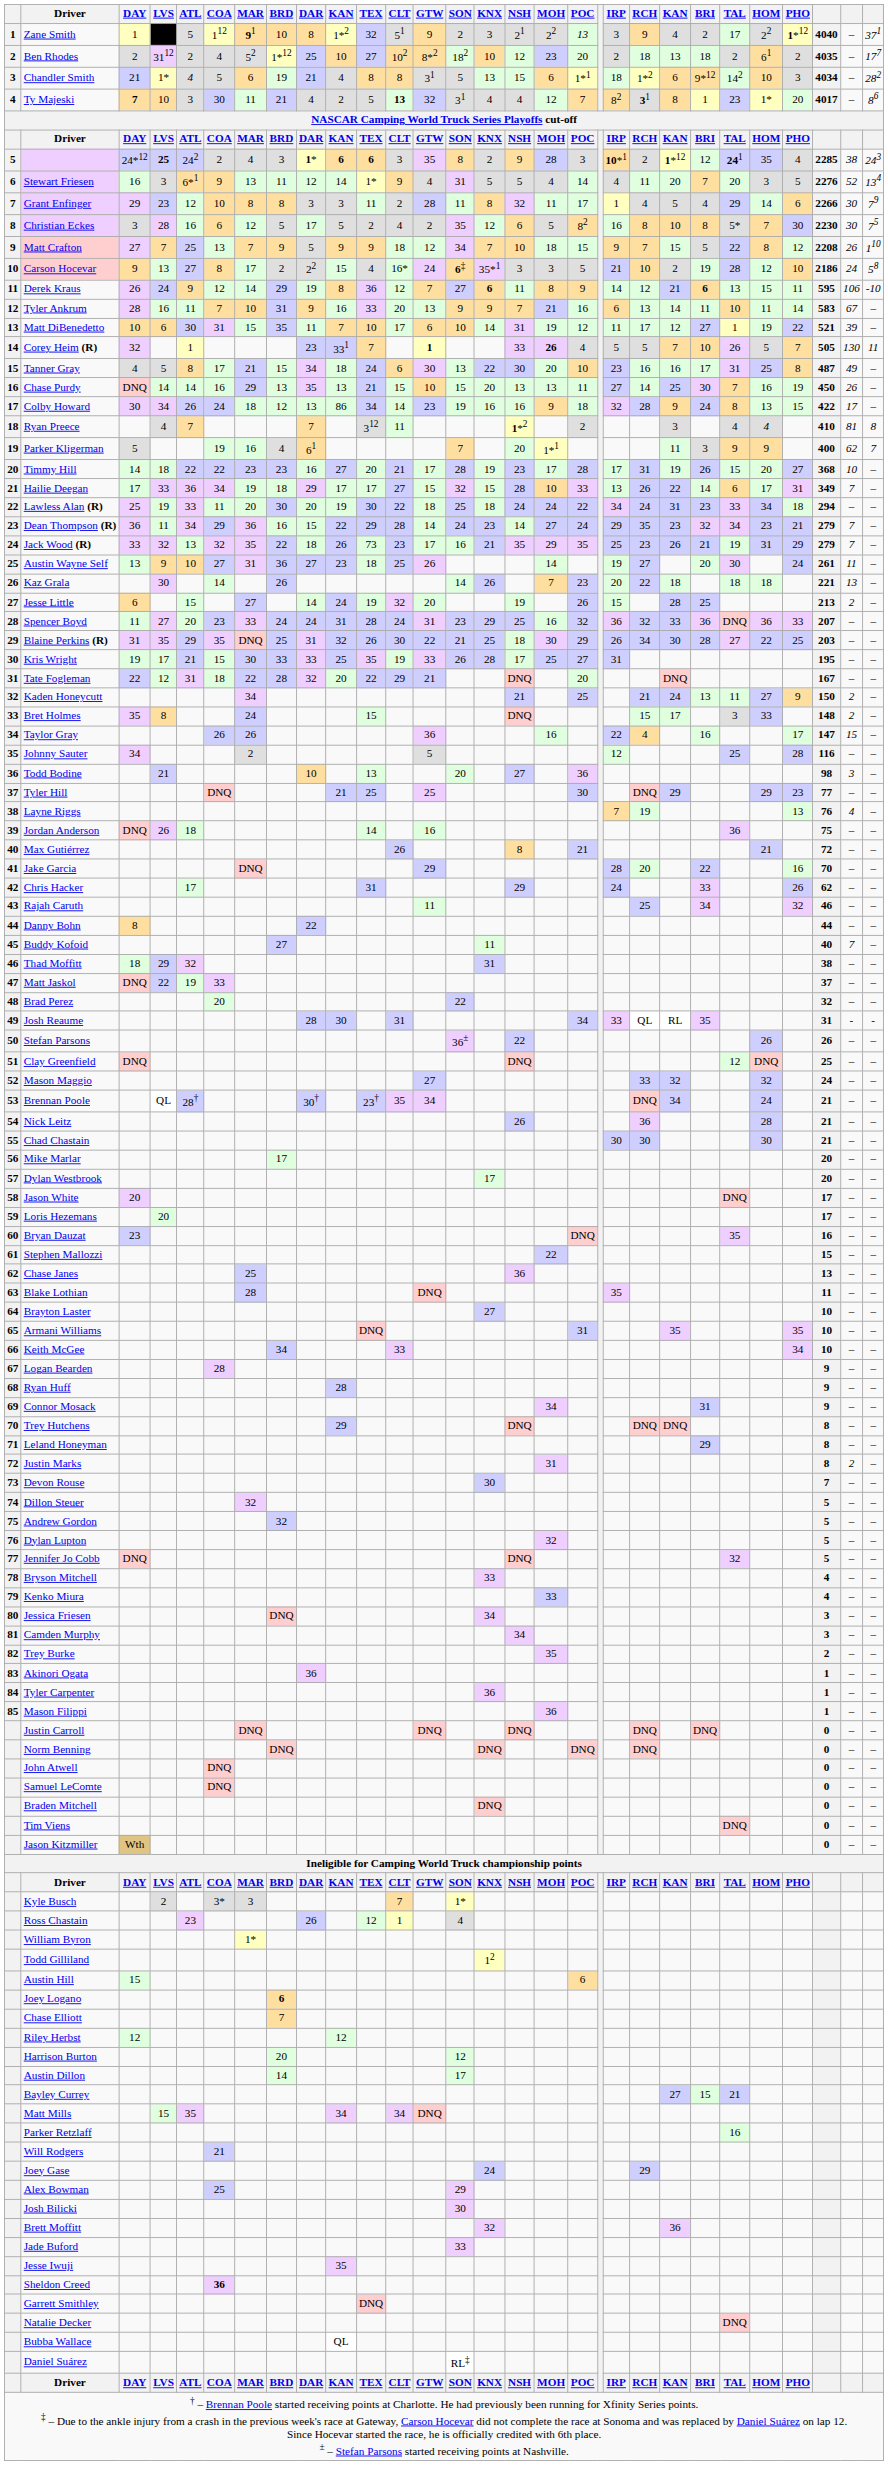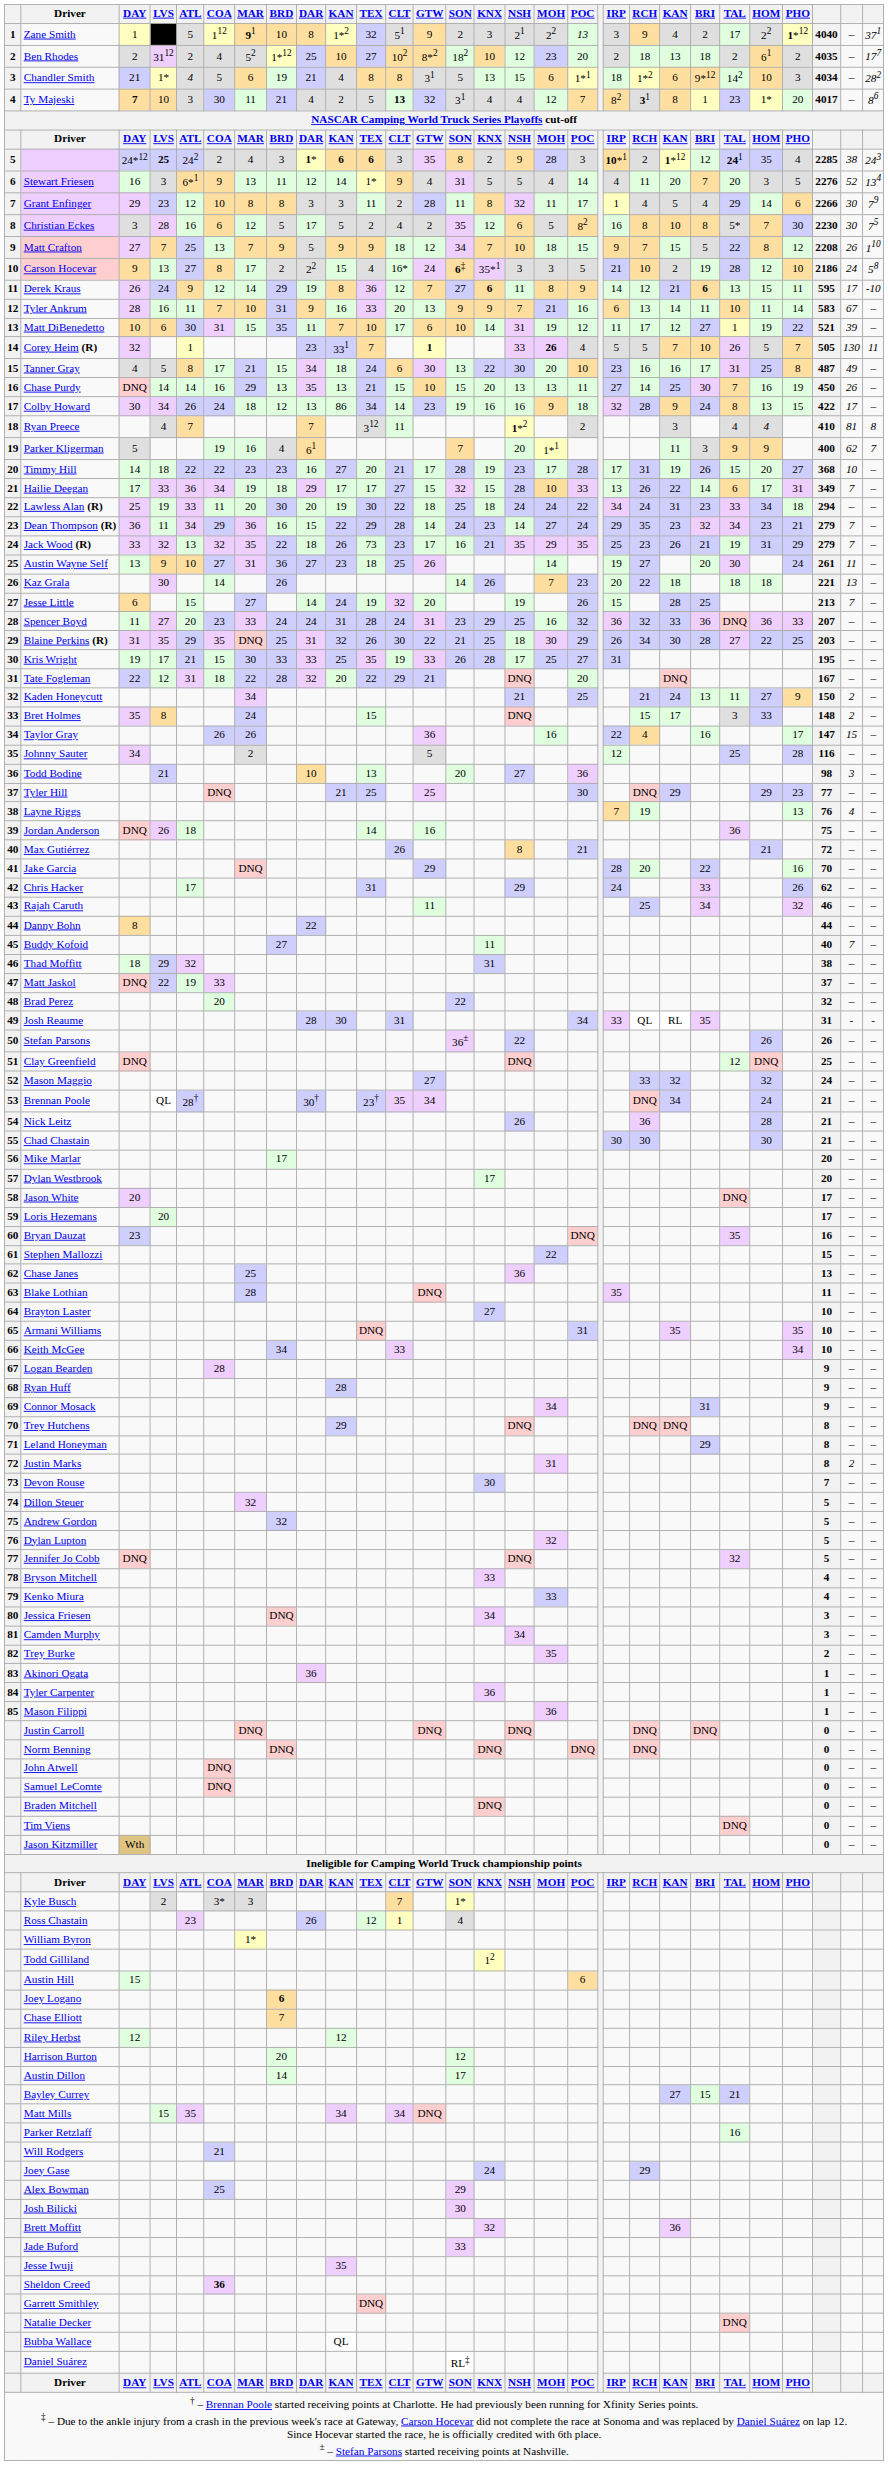(851, 289) 106 -> (851, 289) 17
(851, 602) 2 -> (851, 602) 7
